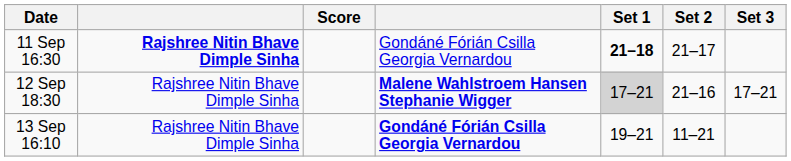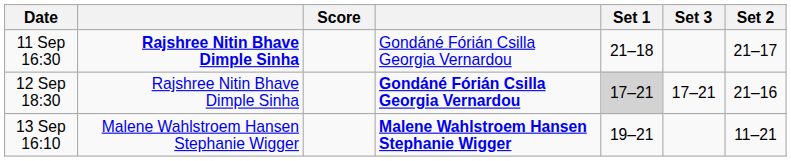columns swapped: (694, 17) <-> (755, 17)
(632, 51) bold -> (632, 51) normal
(483, 93) Malene Wahlstroem Hansen Stephanie Wigger -> (462, 93) Gondáné Fórián Csilla Georgia Vernardou
(225, 135) Rajshree Nitin Bhave Dimple Sinha -> (200, 135) Malene Wahlstroem Hansen Stephanie Wigger
(462, 135) Gondáné Fórián Csilla Georgia Vernardou -> (483, 135) Malene Wahlstroem Hansen Stephanie Wigger
